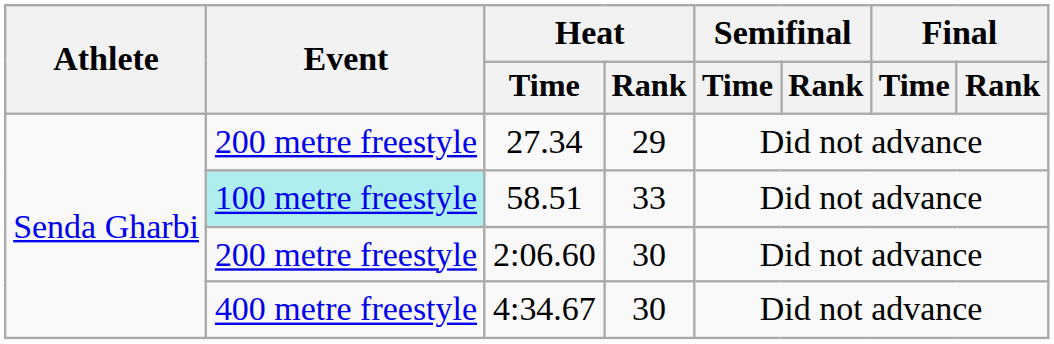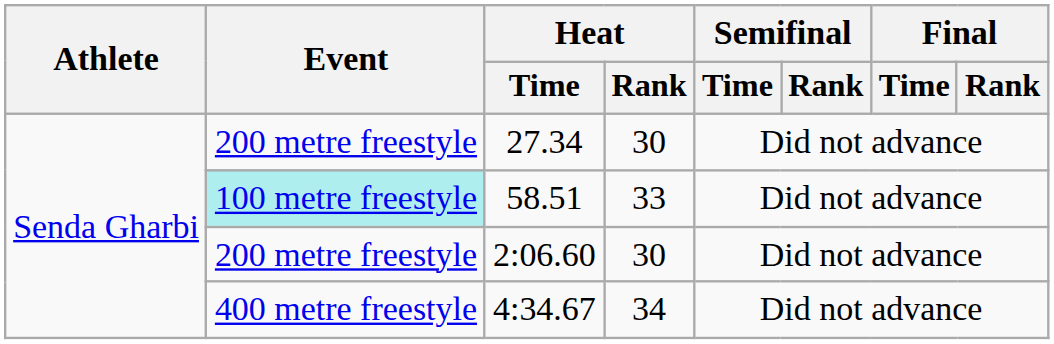(649, 141) 29 -> (649, 141) 30
(649, 310) 30 -> (649, 310) 34
